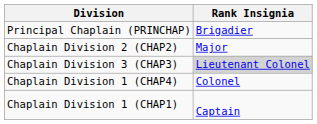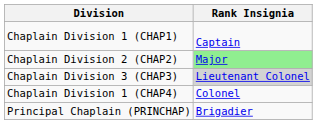rows swapped: (92, 105) <-> (99, 30)
(212, 47) no background -> (212, 59) lightgreen background
